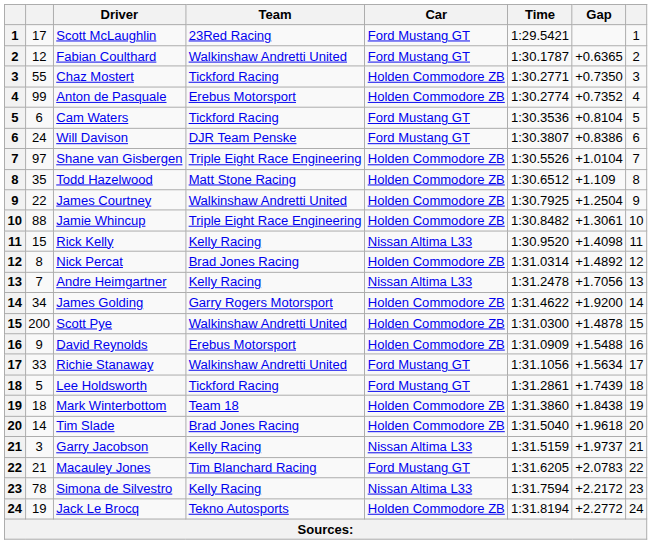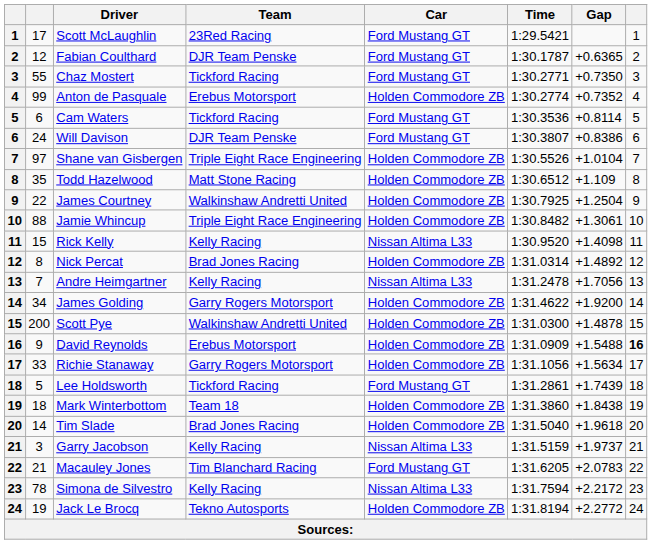(268, 56) Walkinshaw Andretti United -> (243, 56) DJR Team Penske
(436, 76) Holden Commodore ZB -> (419, 76) Ford Mustang GT
(599, 117) +0.8104 -> (599, 117) +0.8114
(636, 344) normal -> (636, 344) bold
(268, 364) Walkinshaw Andretti United -> (261, 364) Garry Rogers Motorsport
(419, 364) Ford Mustang GT -> (436, 364) Holden Commodore ZB
